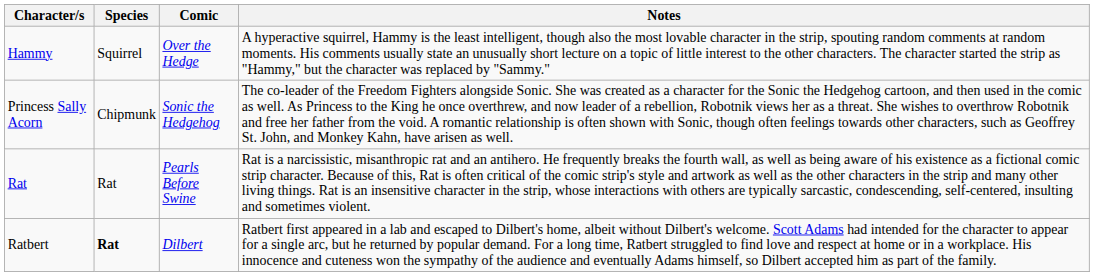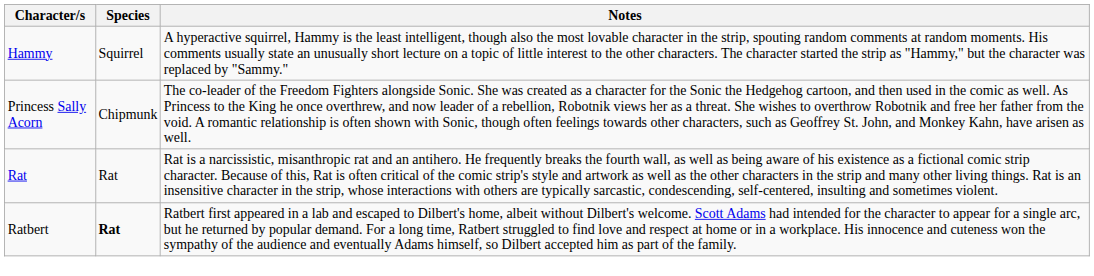- column: (199, 15)
